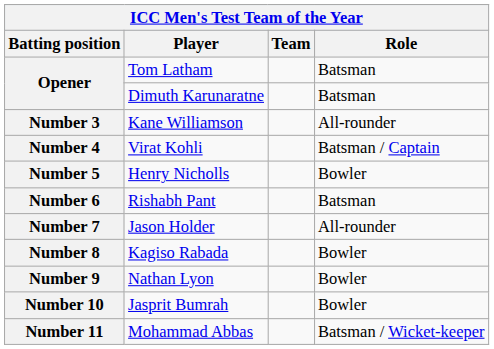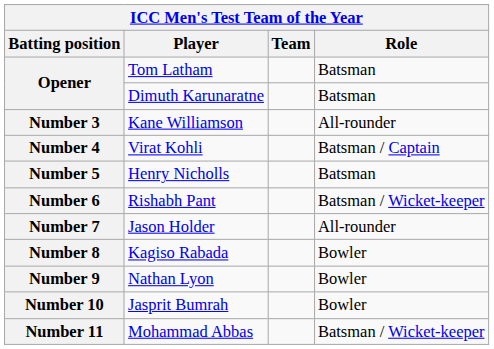(342, 174) Bowler -> (347, 174) Batsman
(347, 200) Batsman -> (401, 200) Batsman / Wicket-keeper
